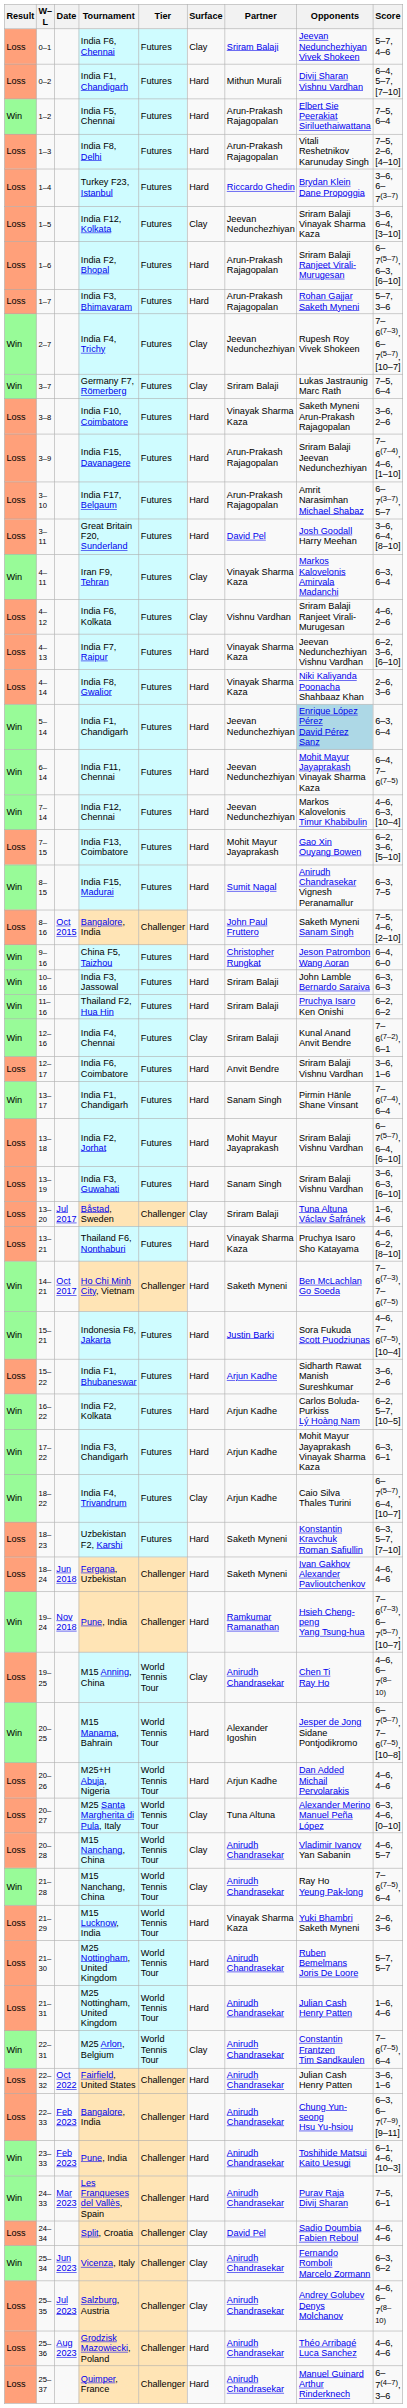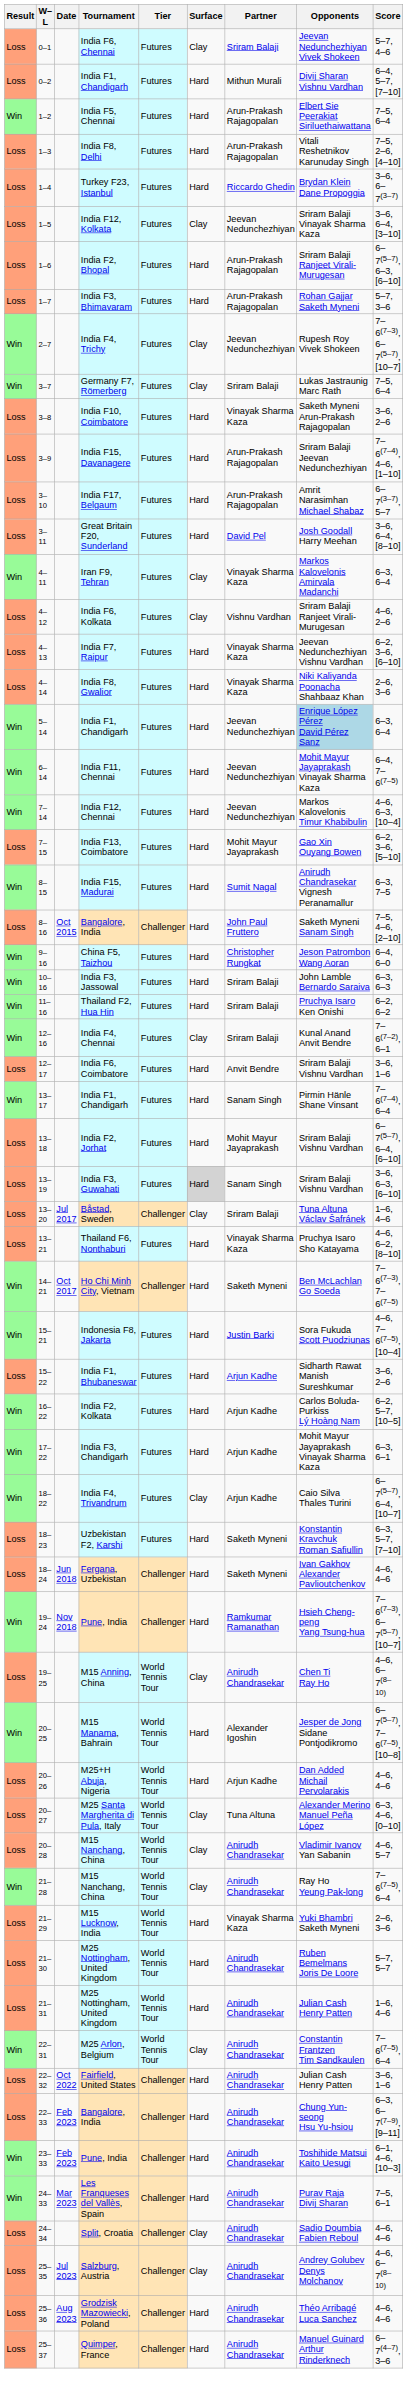(199, 1184) no background -> (199, 1184) lightgrey background
(246, 2233) David Pel -> (255, 2233) Anirudh Chandrasekar
- row: (45, 2263)
